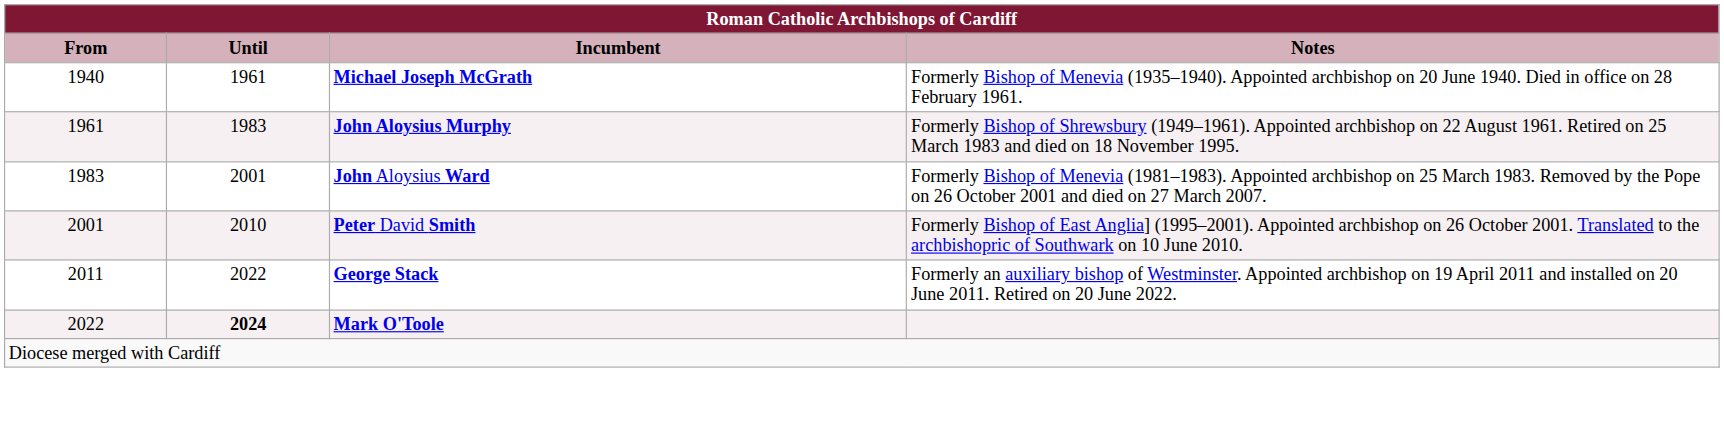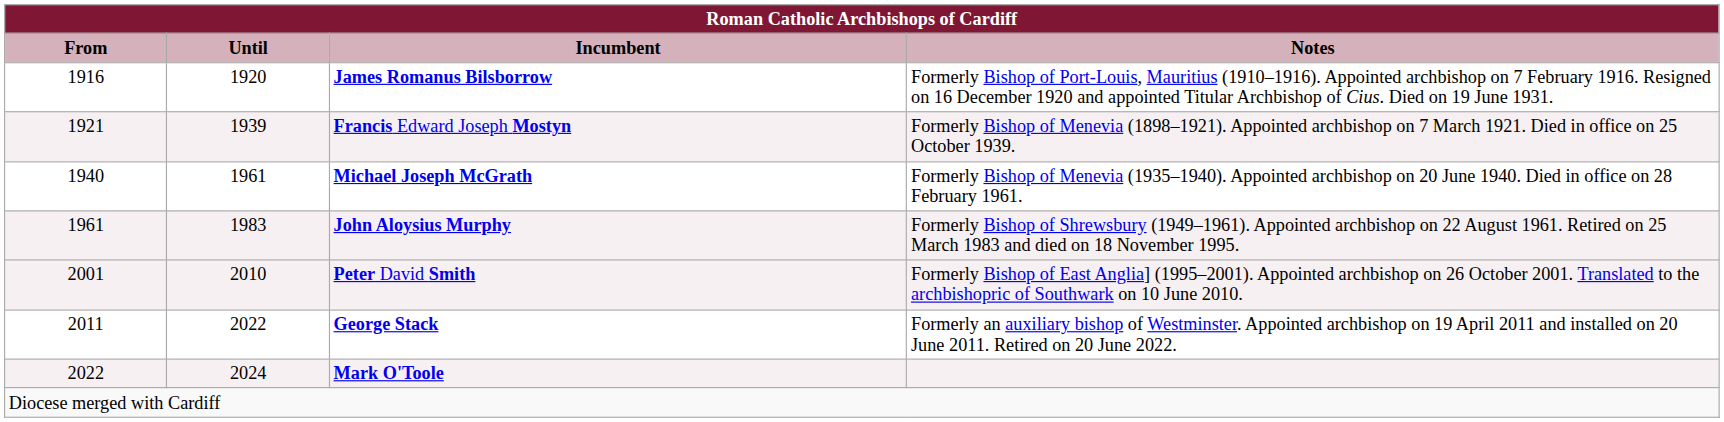+ row: (443, 76)
+ row: (452, 126)
- row: (412, 175)
(248, 324) bold -> (248, 373) normal
